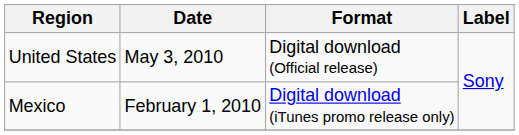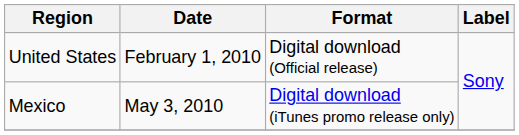(174, 57) May 3, 2010 -> (193, 57) February 1, 2010
(193, 105) February 1, 2010 -> (174, 105) May 3, 2010
